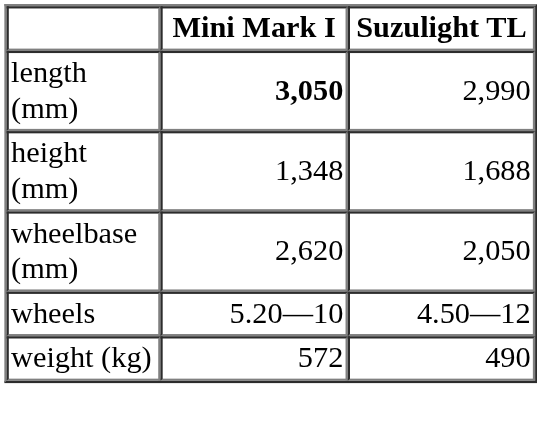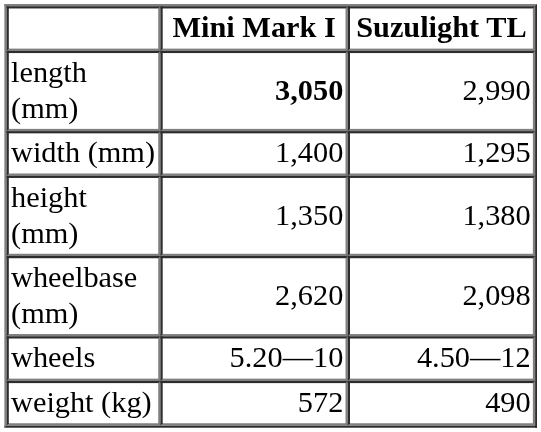+ row: (83, 152)
(309, 170) 1,348 -> (309, 215) 1,350
(497, 170) 1,688 -> (497, 215) 1,380
(497, 250) 2,050 -> (497, 295) 2,098
